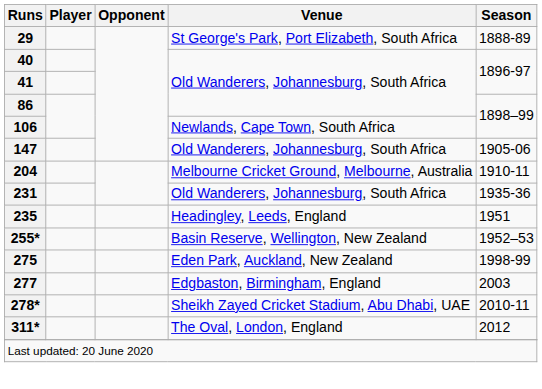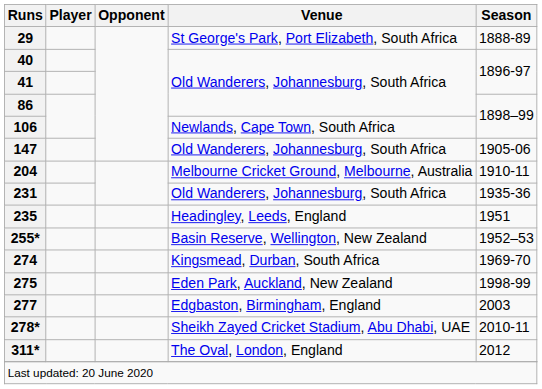+ row: (25, 261)
